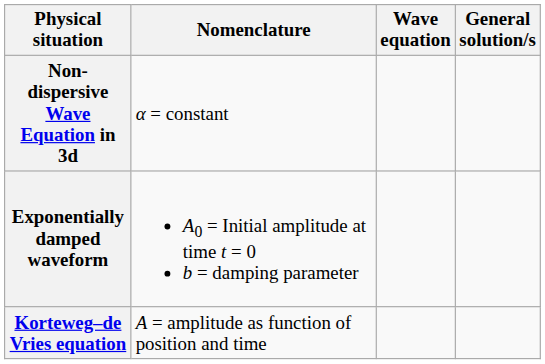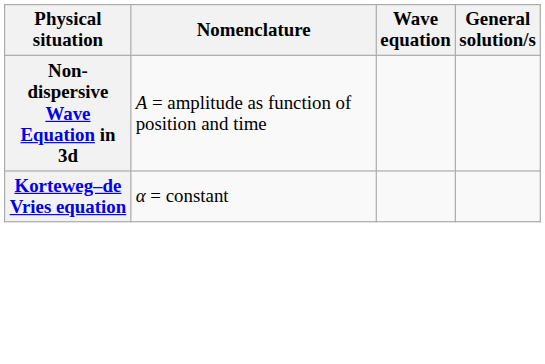(182, 113) α = constant -> (243, 113) A = amplitude as function of position and time
- row: (68, 238)
(243, 332) A = amplitude as function of position and time -> (182, 196) α = constant
